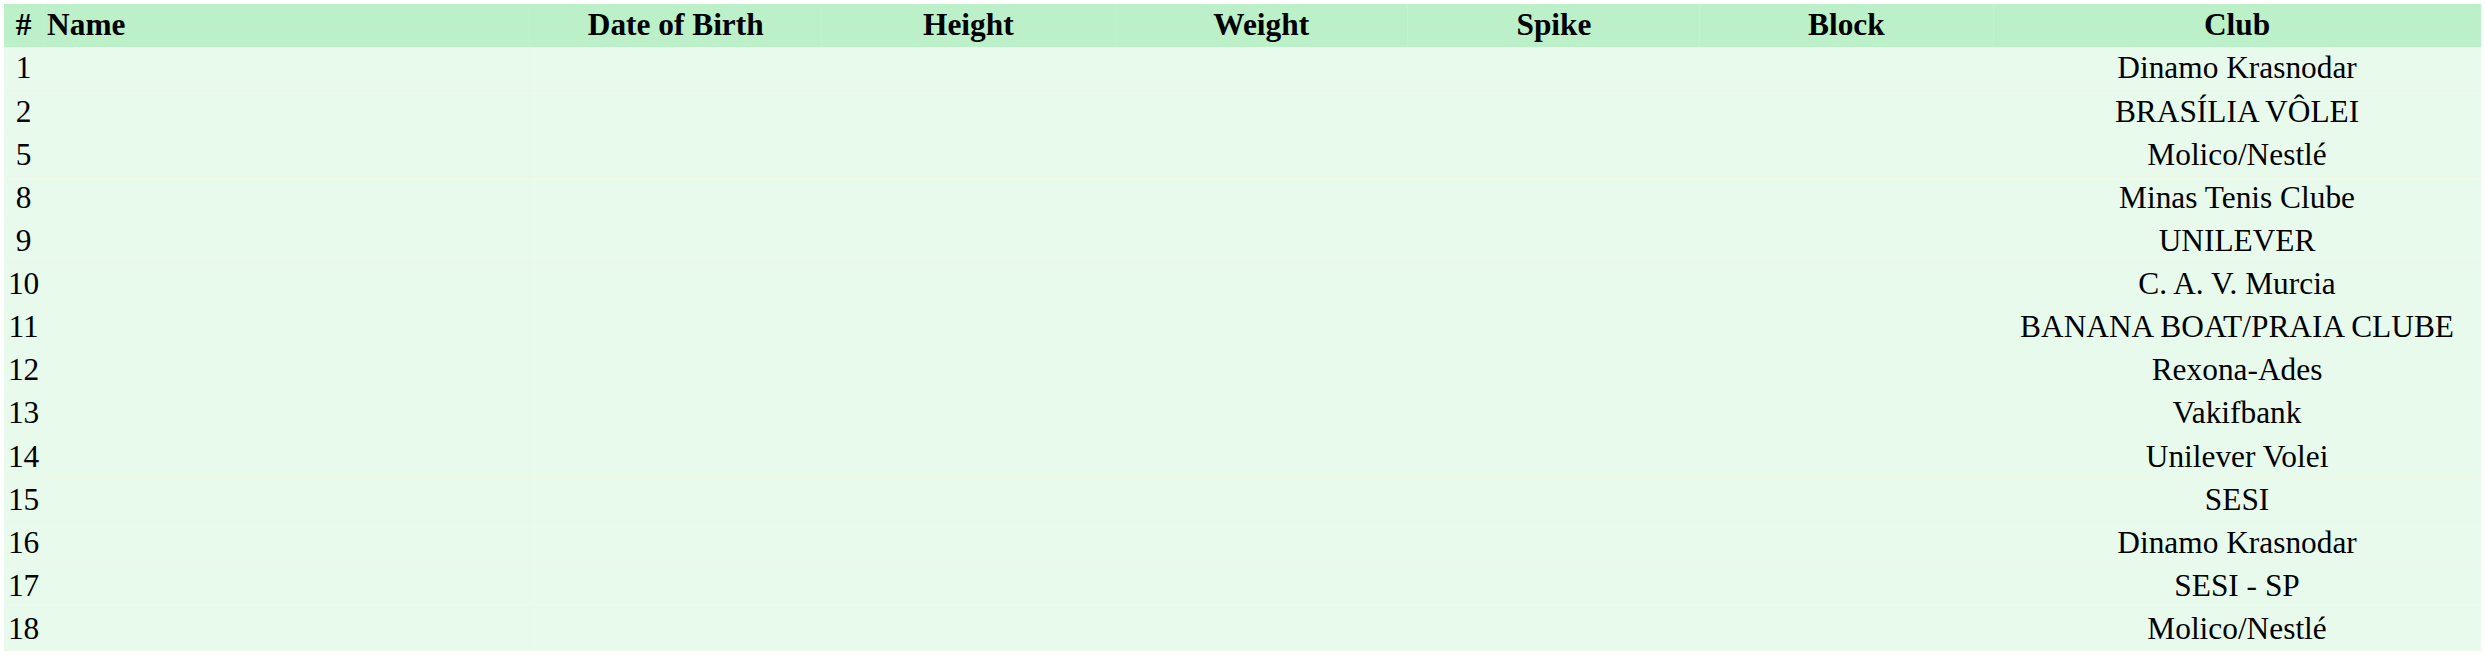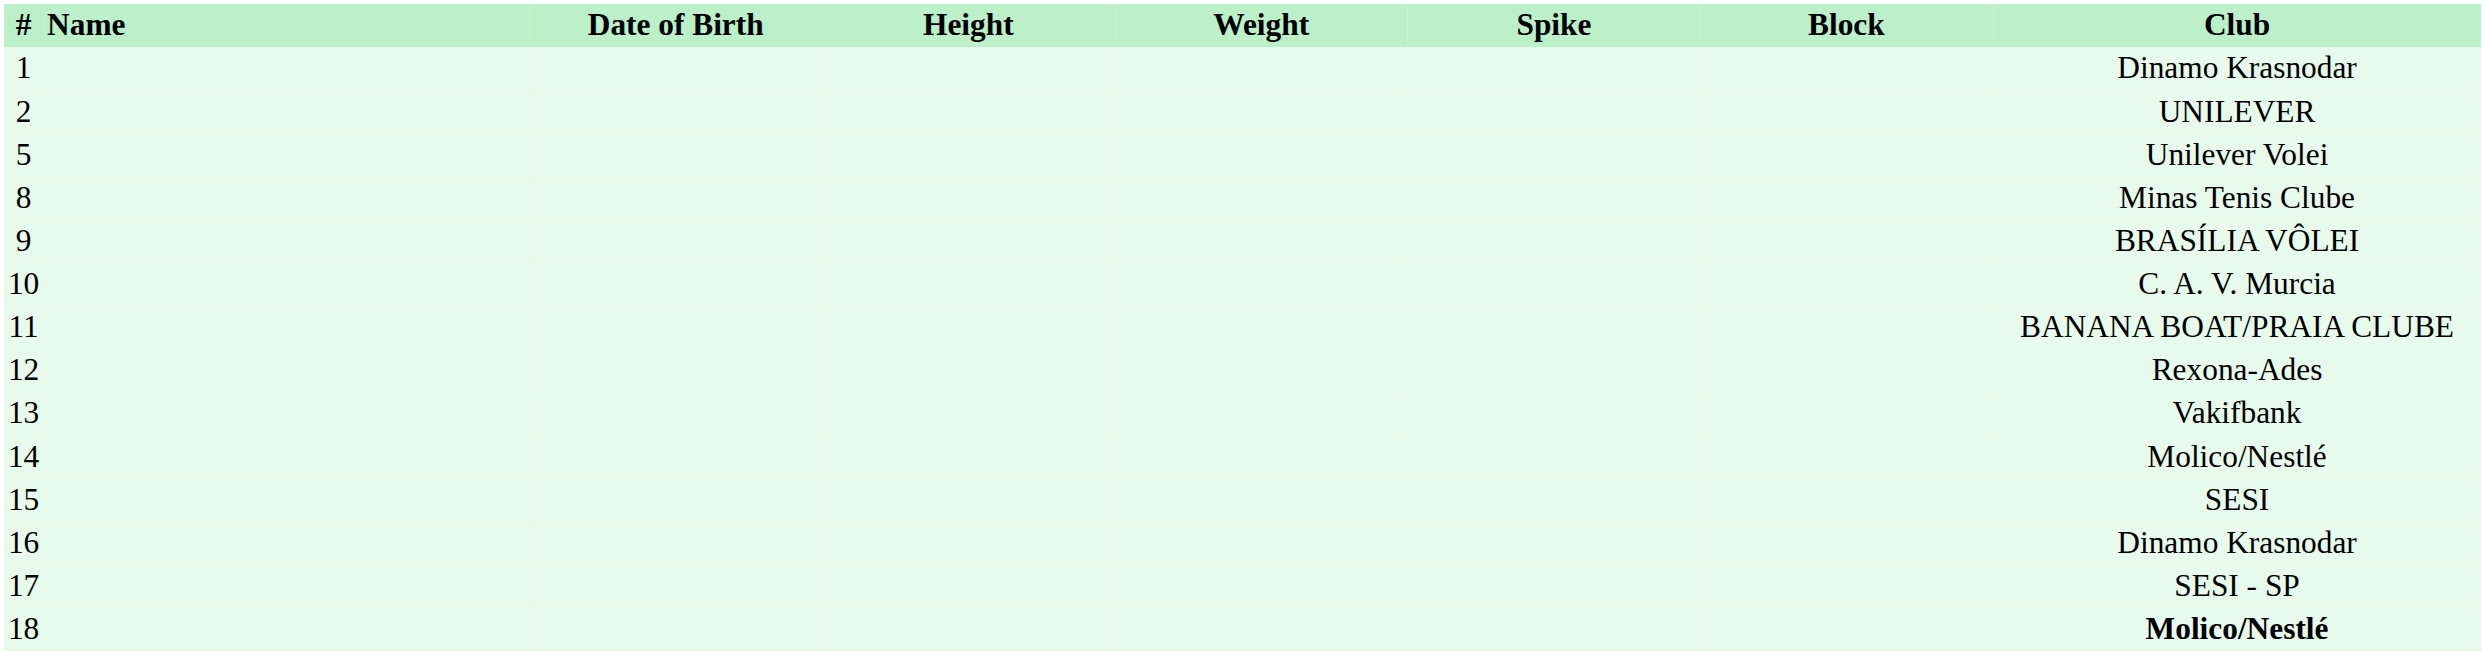(2237, 111) BRASÍLIA VÔLEI -> (2237, 111) UNILEVER
(2237, 154) Molico/Nestlé -> (2237, 154) Unilever Volei
(2237, 240) UNILEVER -> (2237, 240) BRASÍLIA VÔLEI
(2237, 456) Unilever Volei -> (2237, 456) Molico/Nestlé
(2237, 628) normal -> (2237, 628) bold
